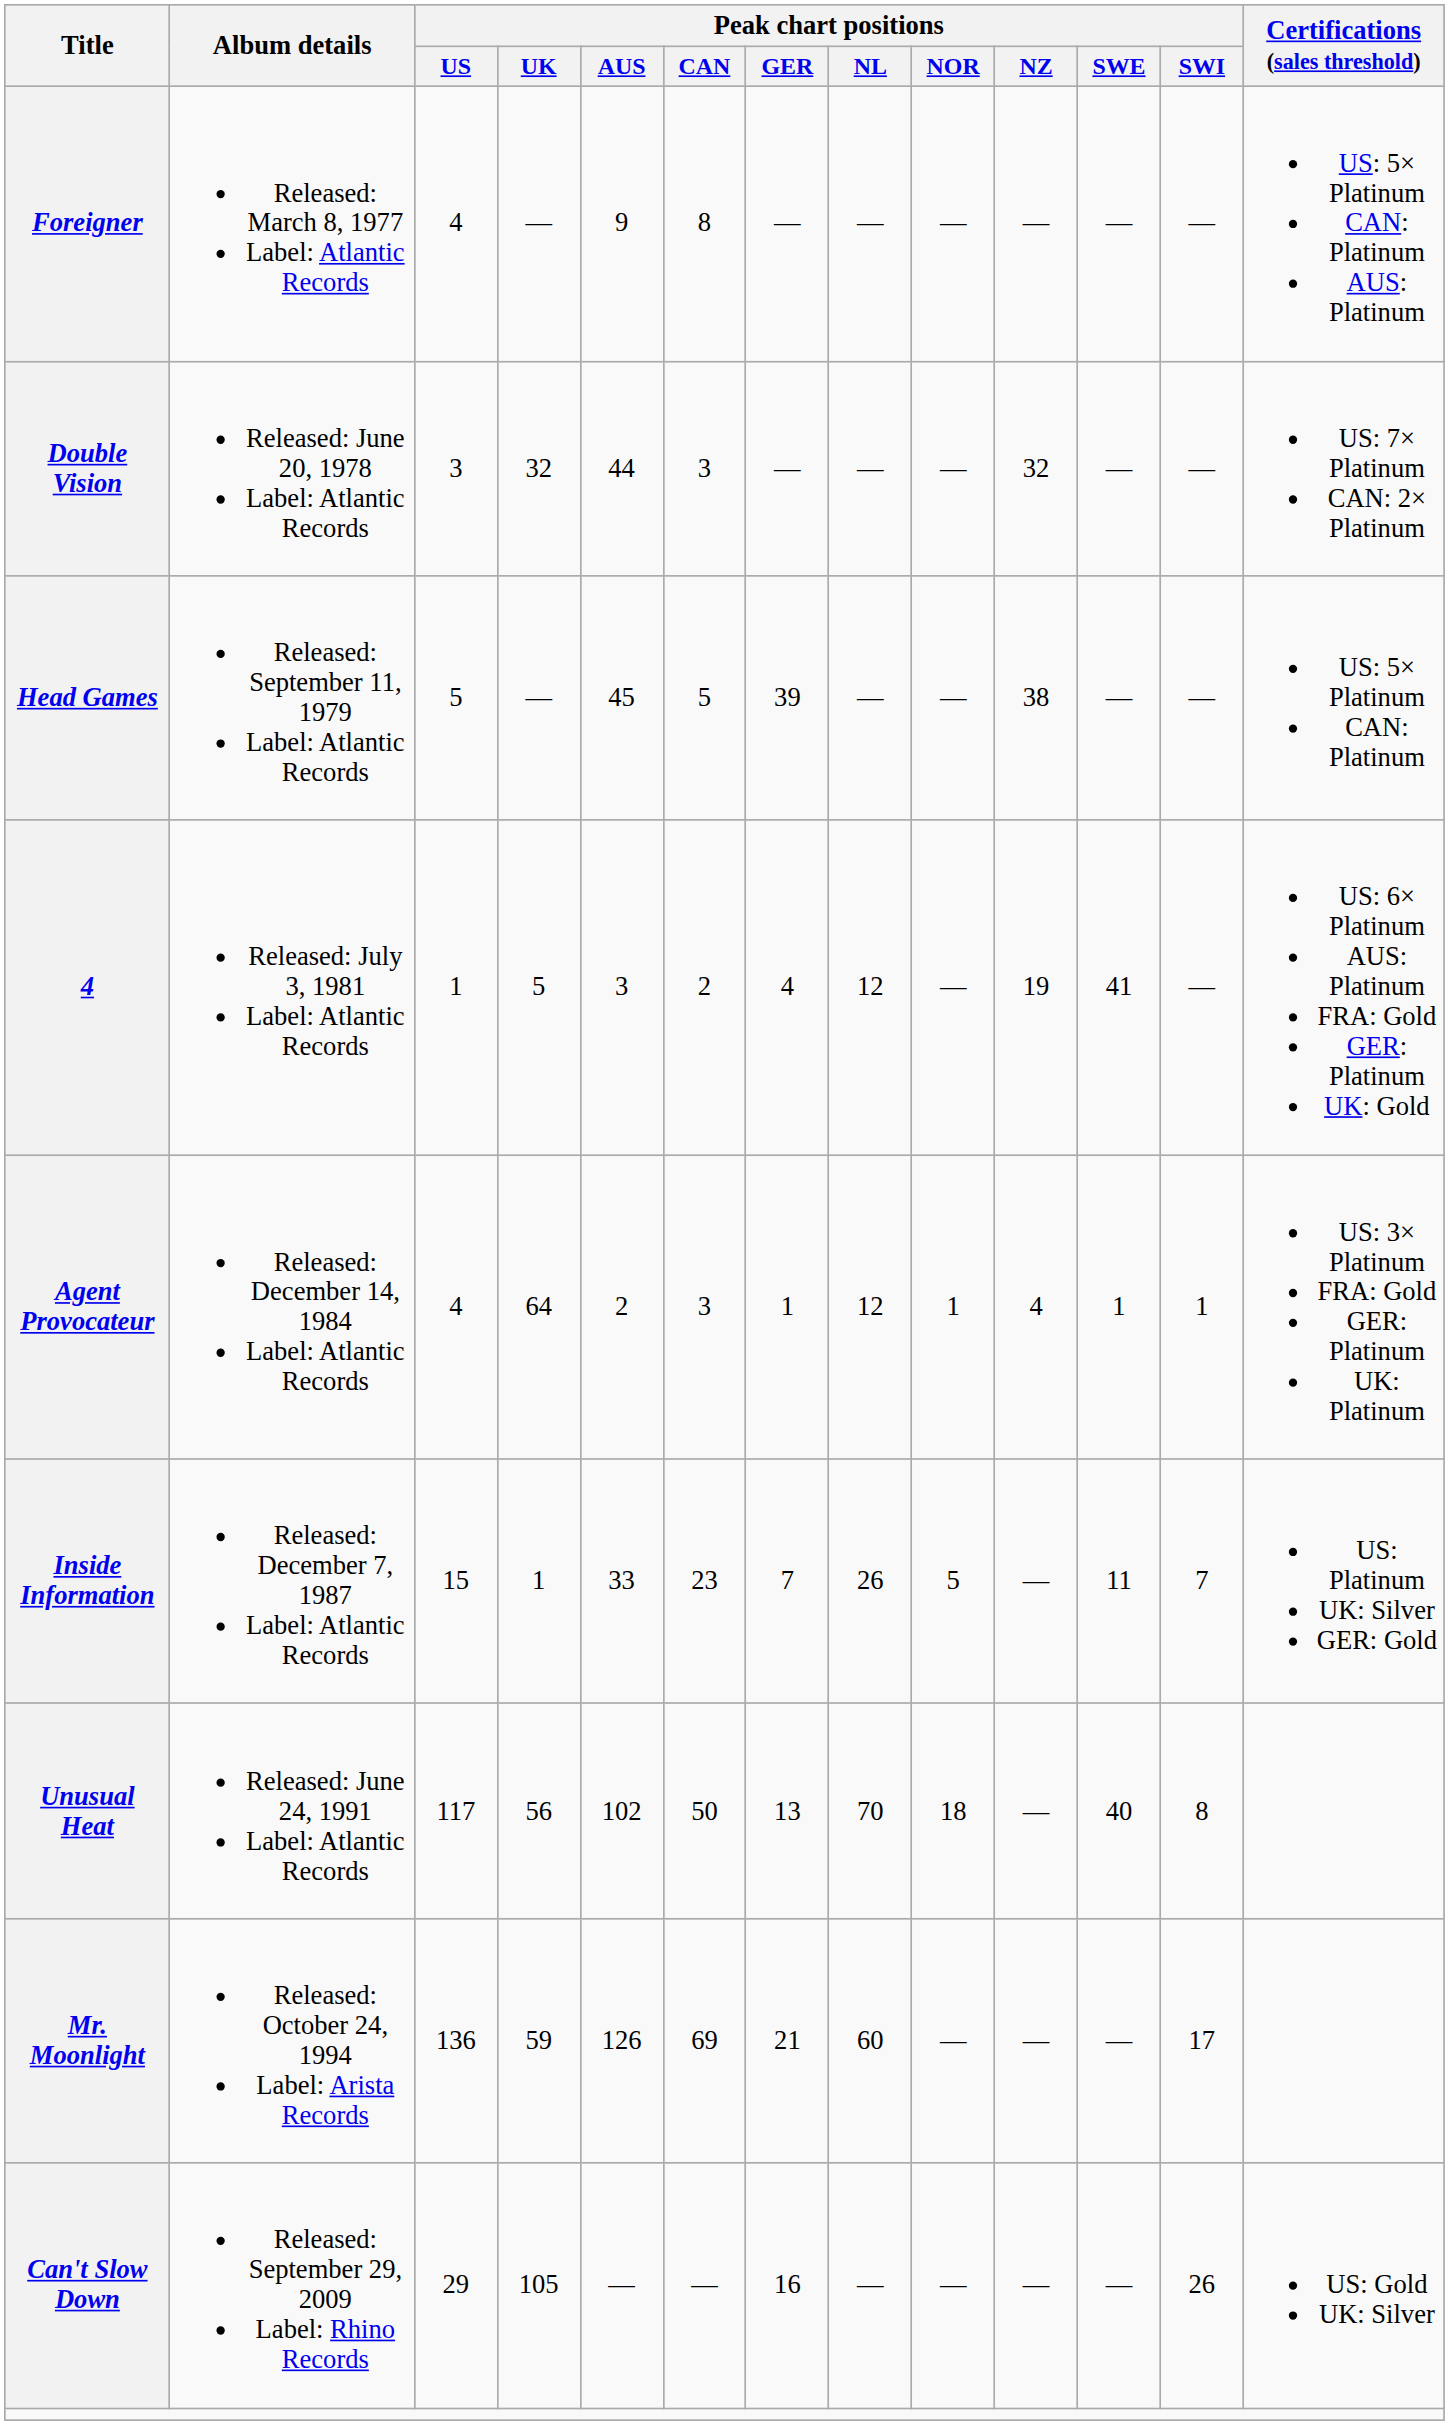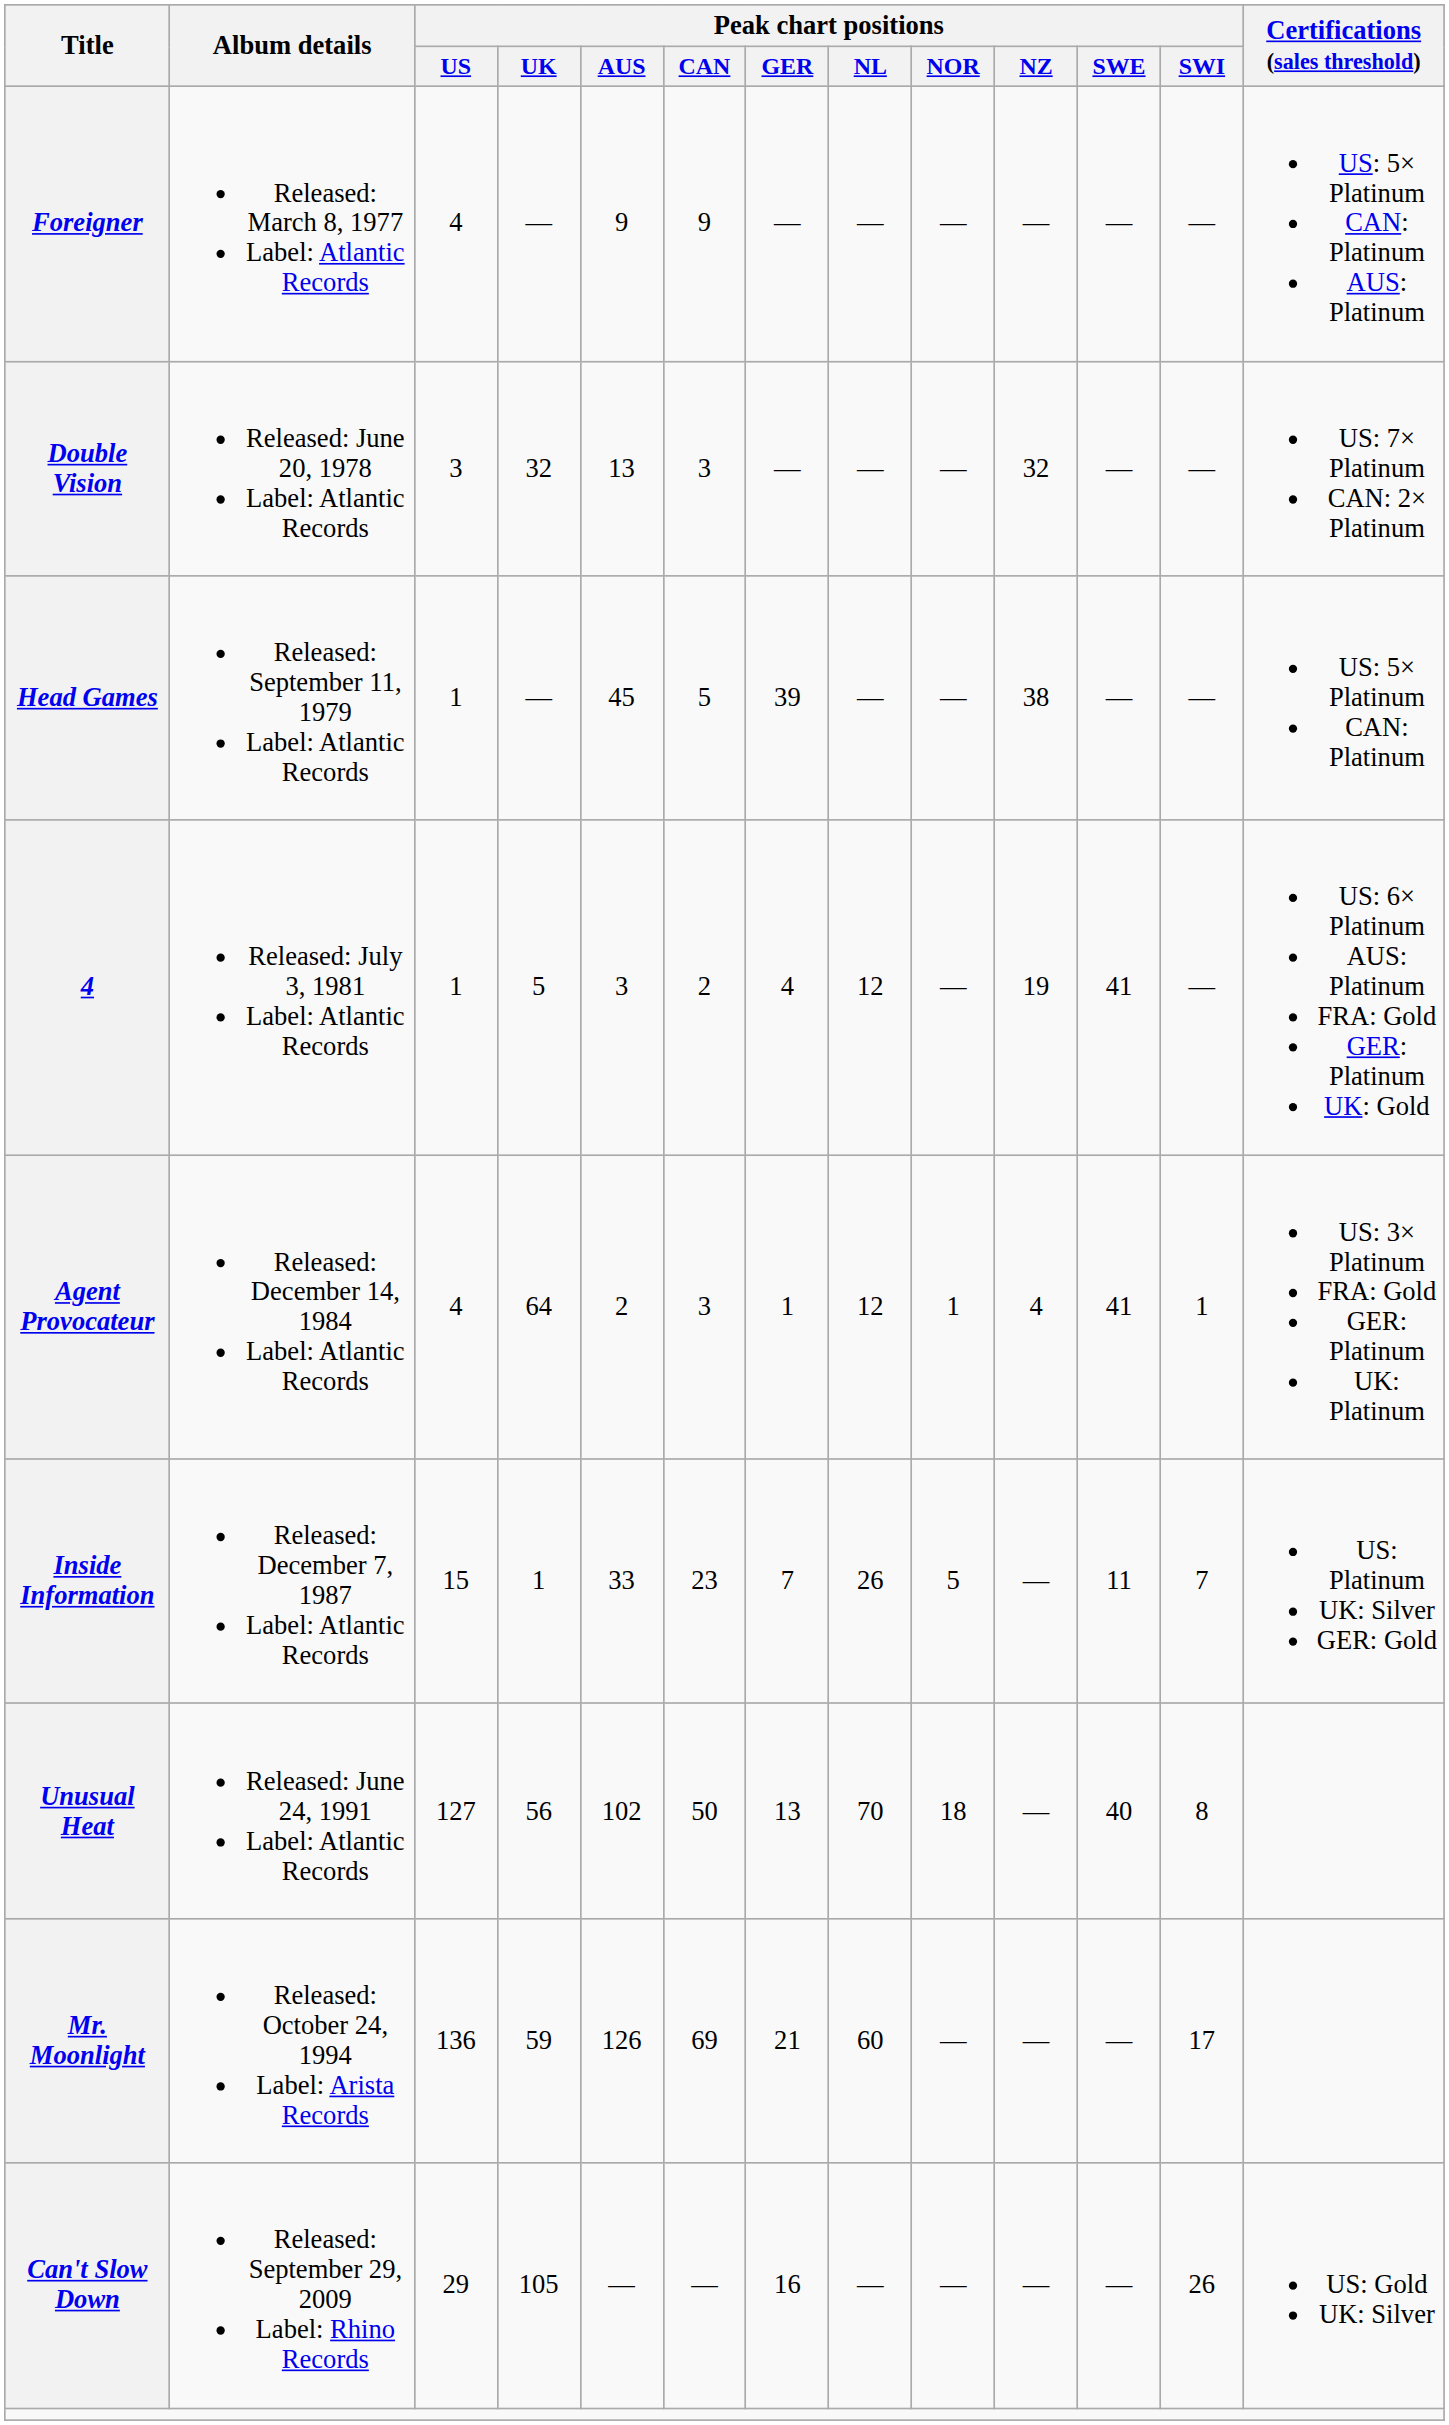(704, 223) 8 -> (704, 223) 9
(622, 467) 44 -> (622, 467) 13
(456, 697) 5 -> (456, 697) 1
(1119, 1306) 1 -> (1119, 1306) 41
(456, 1810) 117 -> (456, 1810) 127
